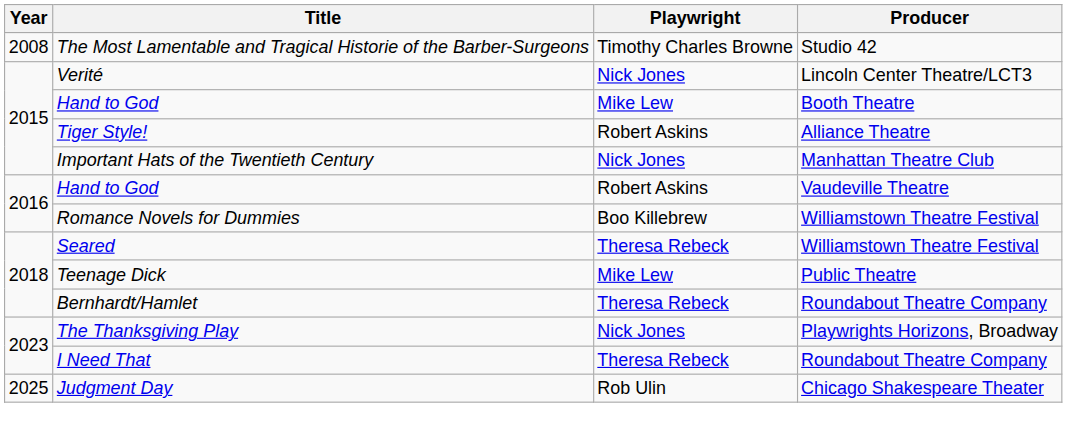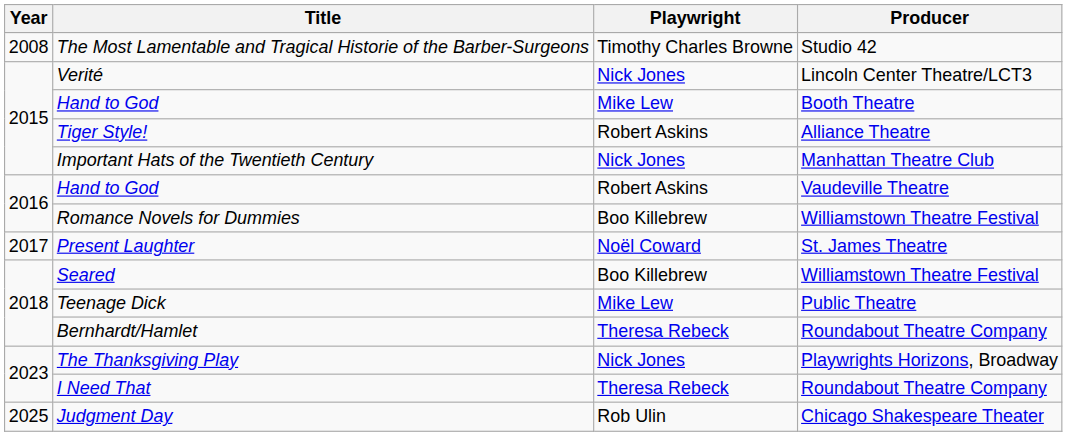+ row: (126, 246)
(663, 246) Theresa Rebeck -> (652, 274) Boo Killebrew
